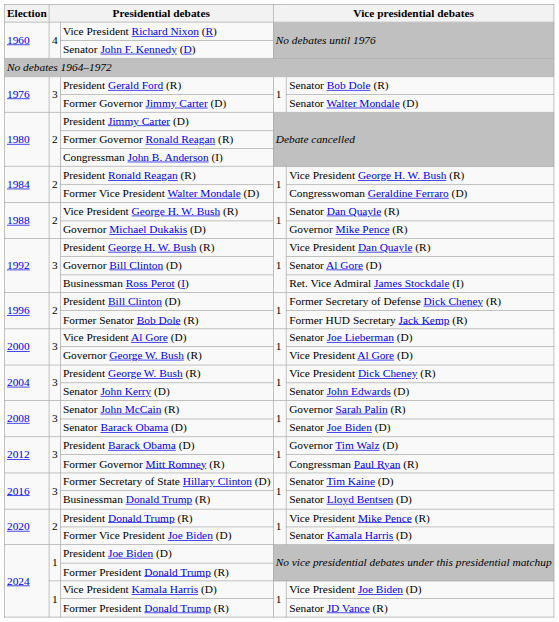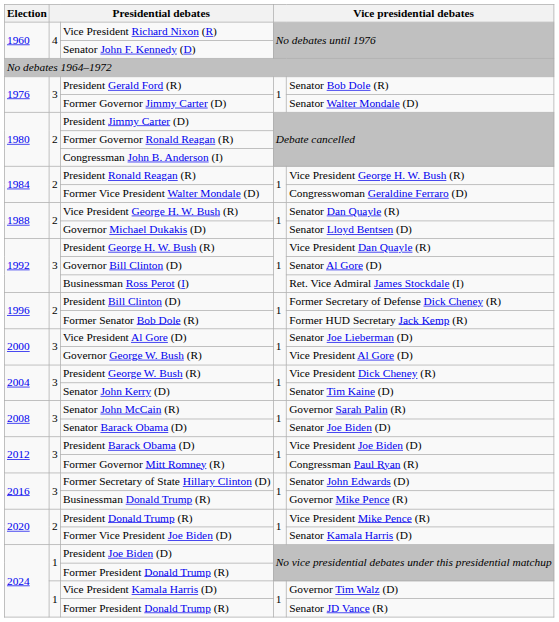(348, 229) Governor Mike Pence (R) -> (351, 229) Senator Lloyd Bentsen (D)
(349, 391) Senator John Edwards (D) -> (341, 391) Senator Tim Kaine (D)
(344, 445) Governor Tim Walz (D) -> (355, 445) Vice President Joe Biden (D)
(341, 481) Senator Tim Kaine (D) -> (349, 481) Senator John Edwards (D)
(351, 499) Senator Lloyd Bentsen (D) -> (348, 499) Governor Mike Pence (R)
(355, 590) Vice President Joe Biden (D) -> (344, 590) Governor Tim Walz (D)
